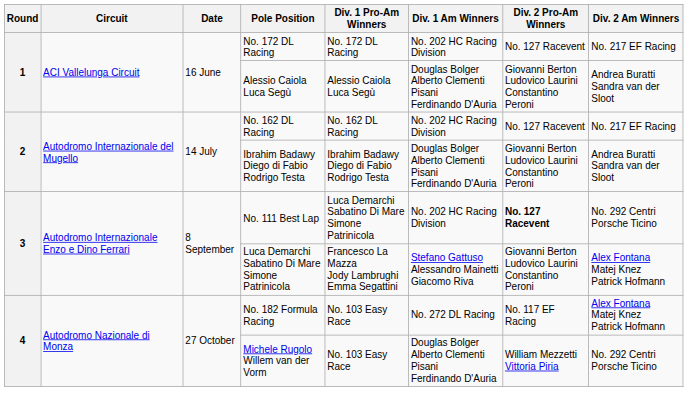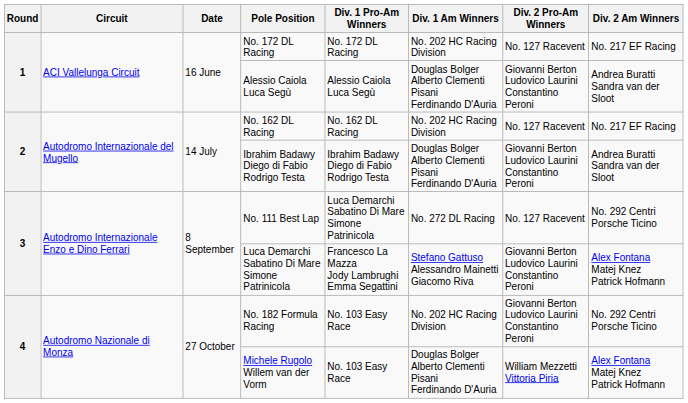(454, 218) No. 202 HC Racing Division -> (453, 218) No. 272 DL Racing
(527, 218) bold -> (545, 218) normal
(453, 315) No. 272 DL Racing -> (454, 321) No. 202 HC Racing Division
(530, 315) No. 117 EF Racing -> (541, 321) Giovanni Berton Ludovico Laurini Constantino Peroni
(628, 315) Alex Fontana Matej Knez Patrick Hofmann -> (624, 321) No. 292 Centri Porsche Ticino
(624, 360) No. 292 Centri Porsche Ticino -> (628, 372) Alex Fontana Matej Knez Patrick Hofmann
